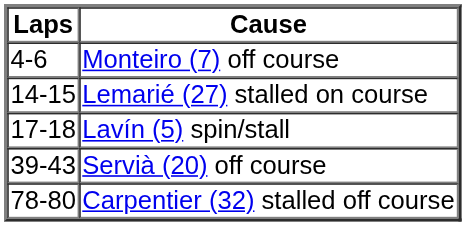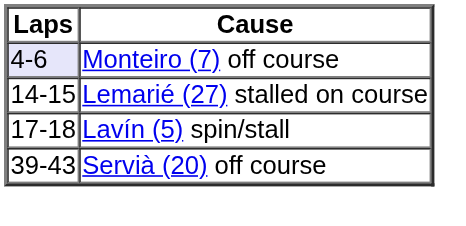(29, 59) no background -> (29, 59) lavender background
- row: (268, 200)
